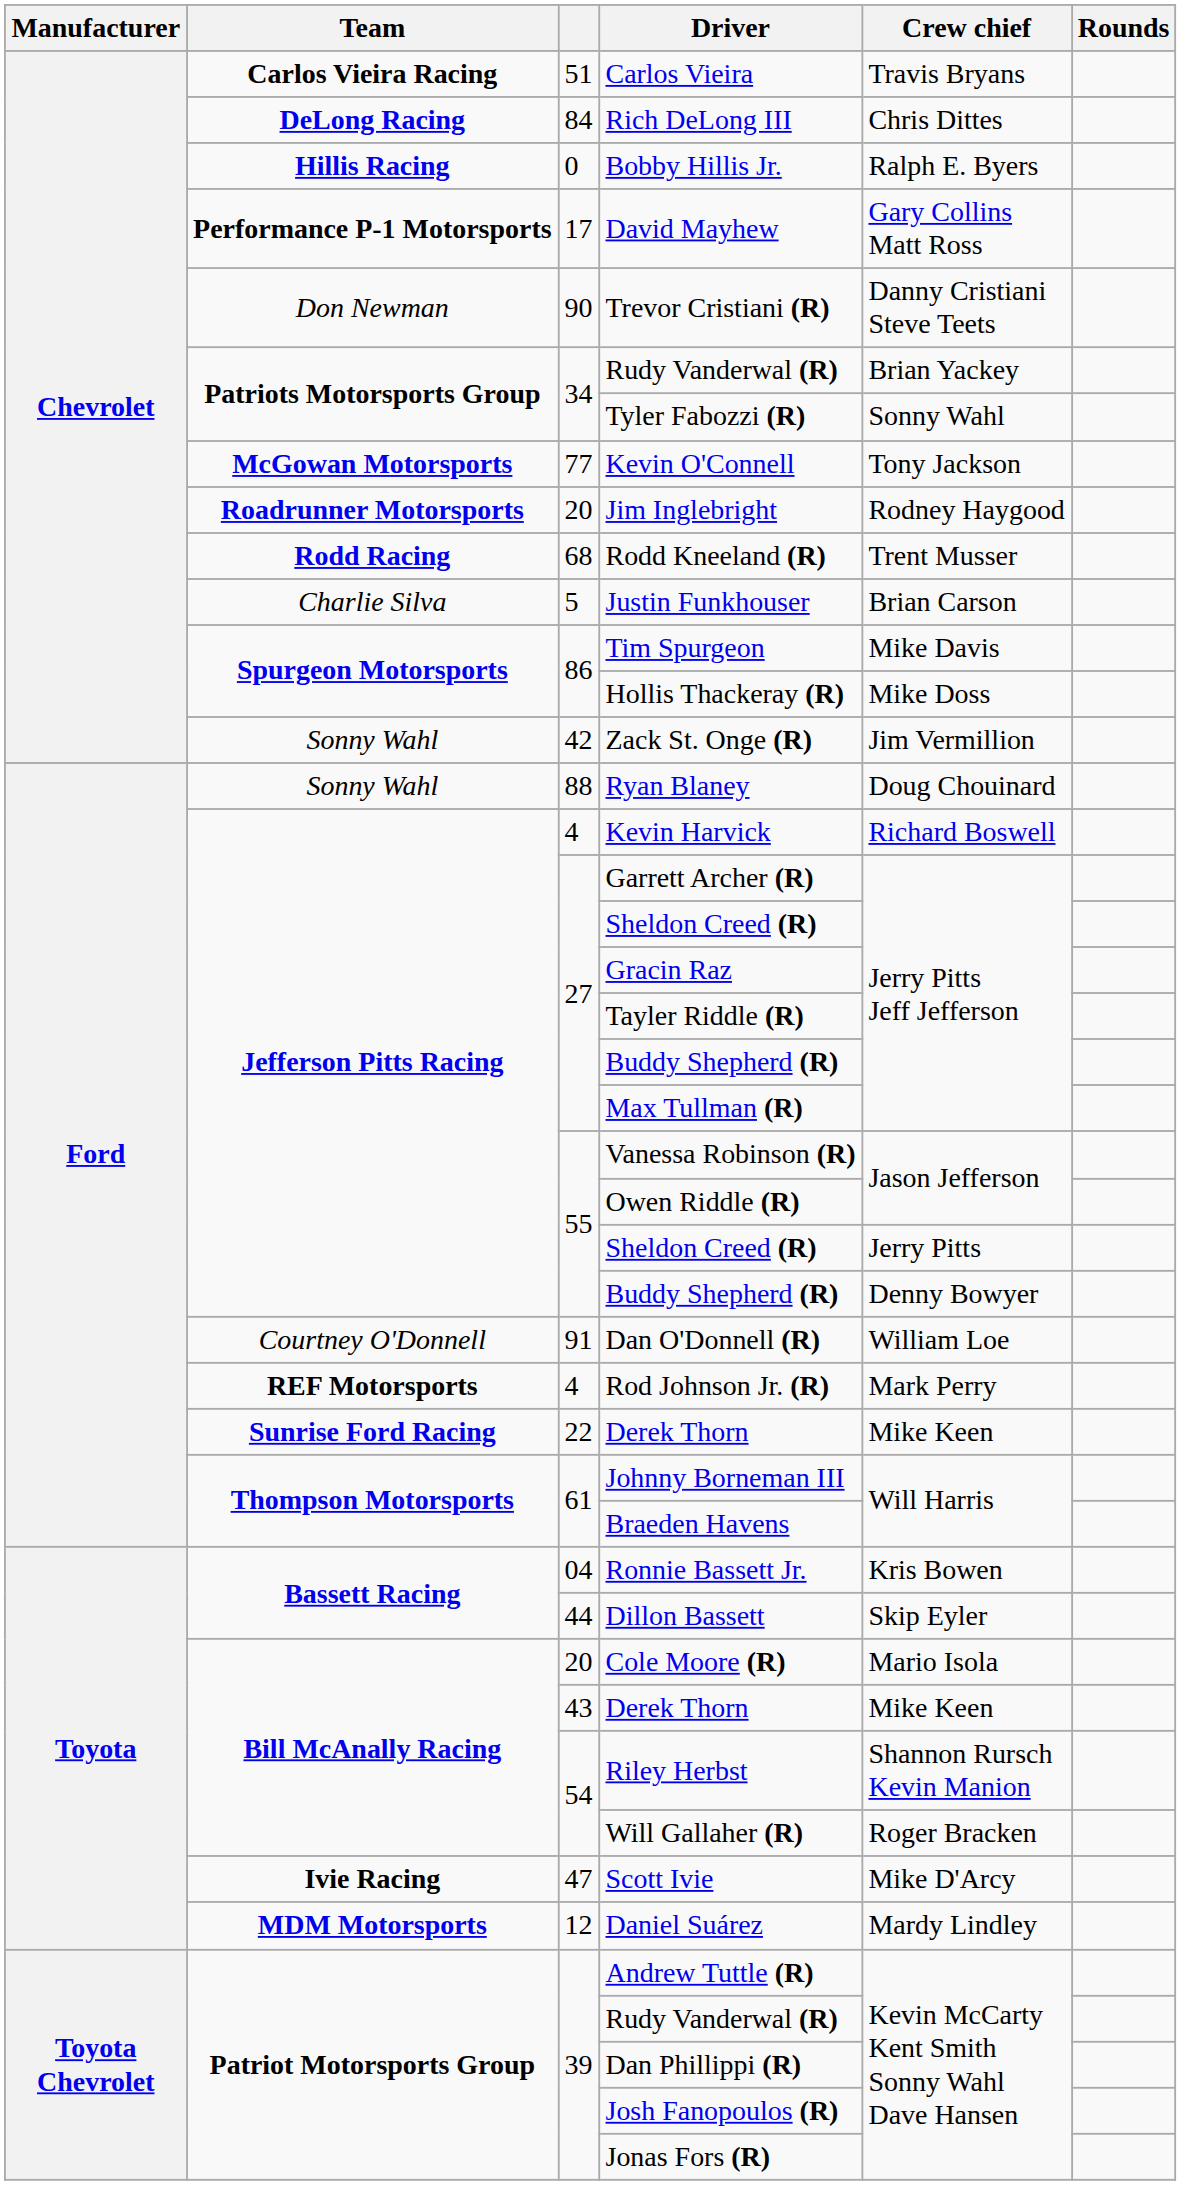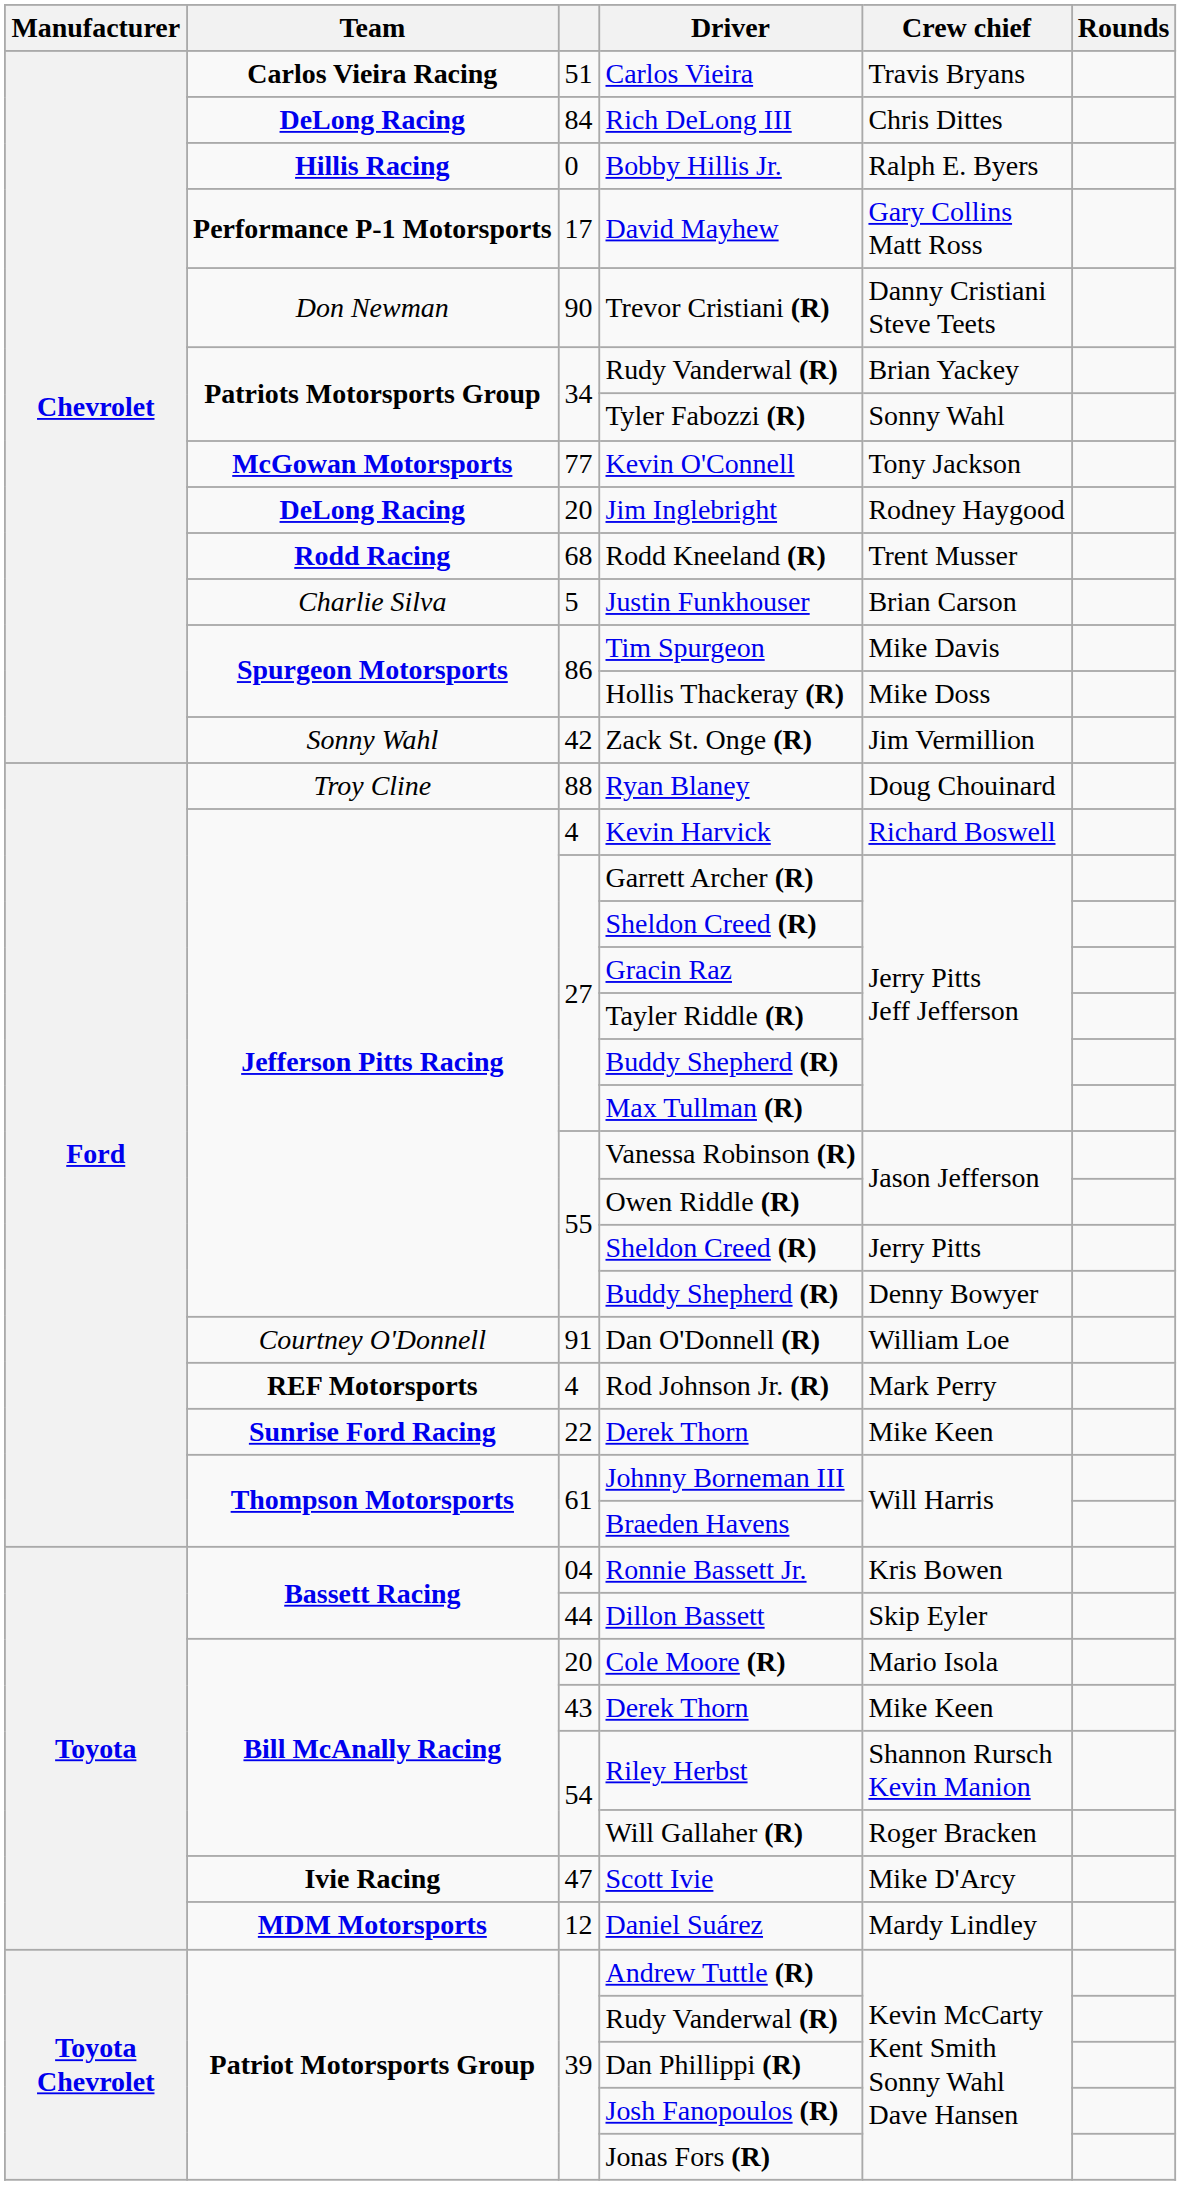(372, 509) Roadrunner Motorsports -> (372, 509) DeLong Racing
(372, 785) Sonny Wahl -> (372, 785) Troy Cline
